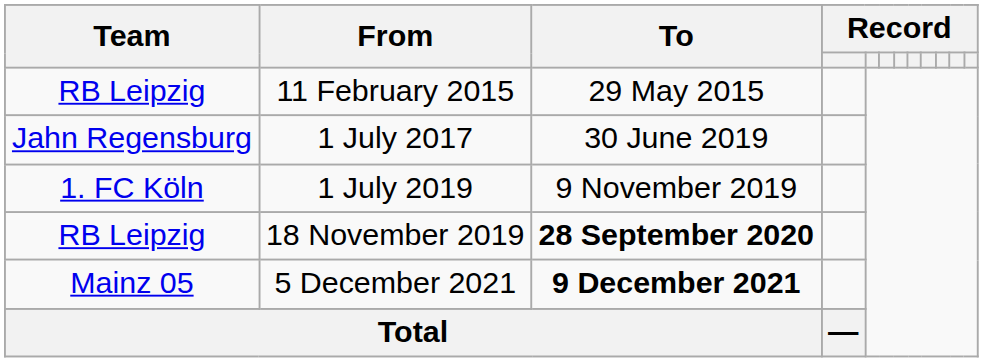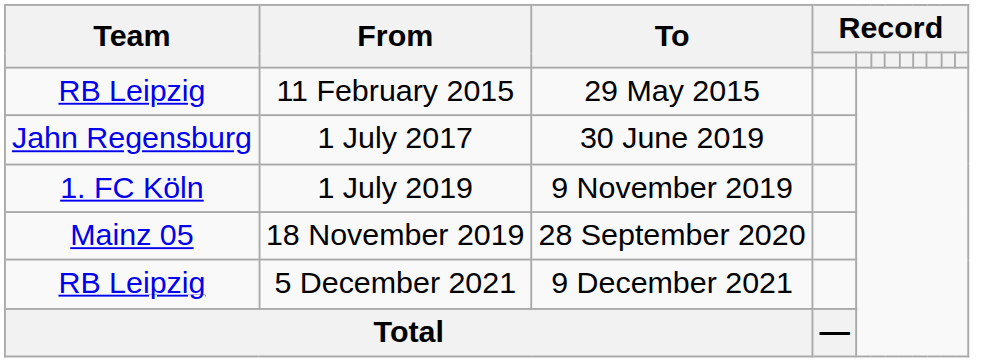(132, 235) RB Leipzig -> (132, 235) Mainz 05
(676, 235) bold -> (672, 235) normal
(132, 283) Mainz 05 -> (132, 283) RB Leipzig
(676, 283) bold -> (672, 283) normal
